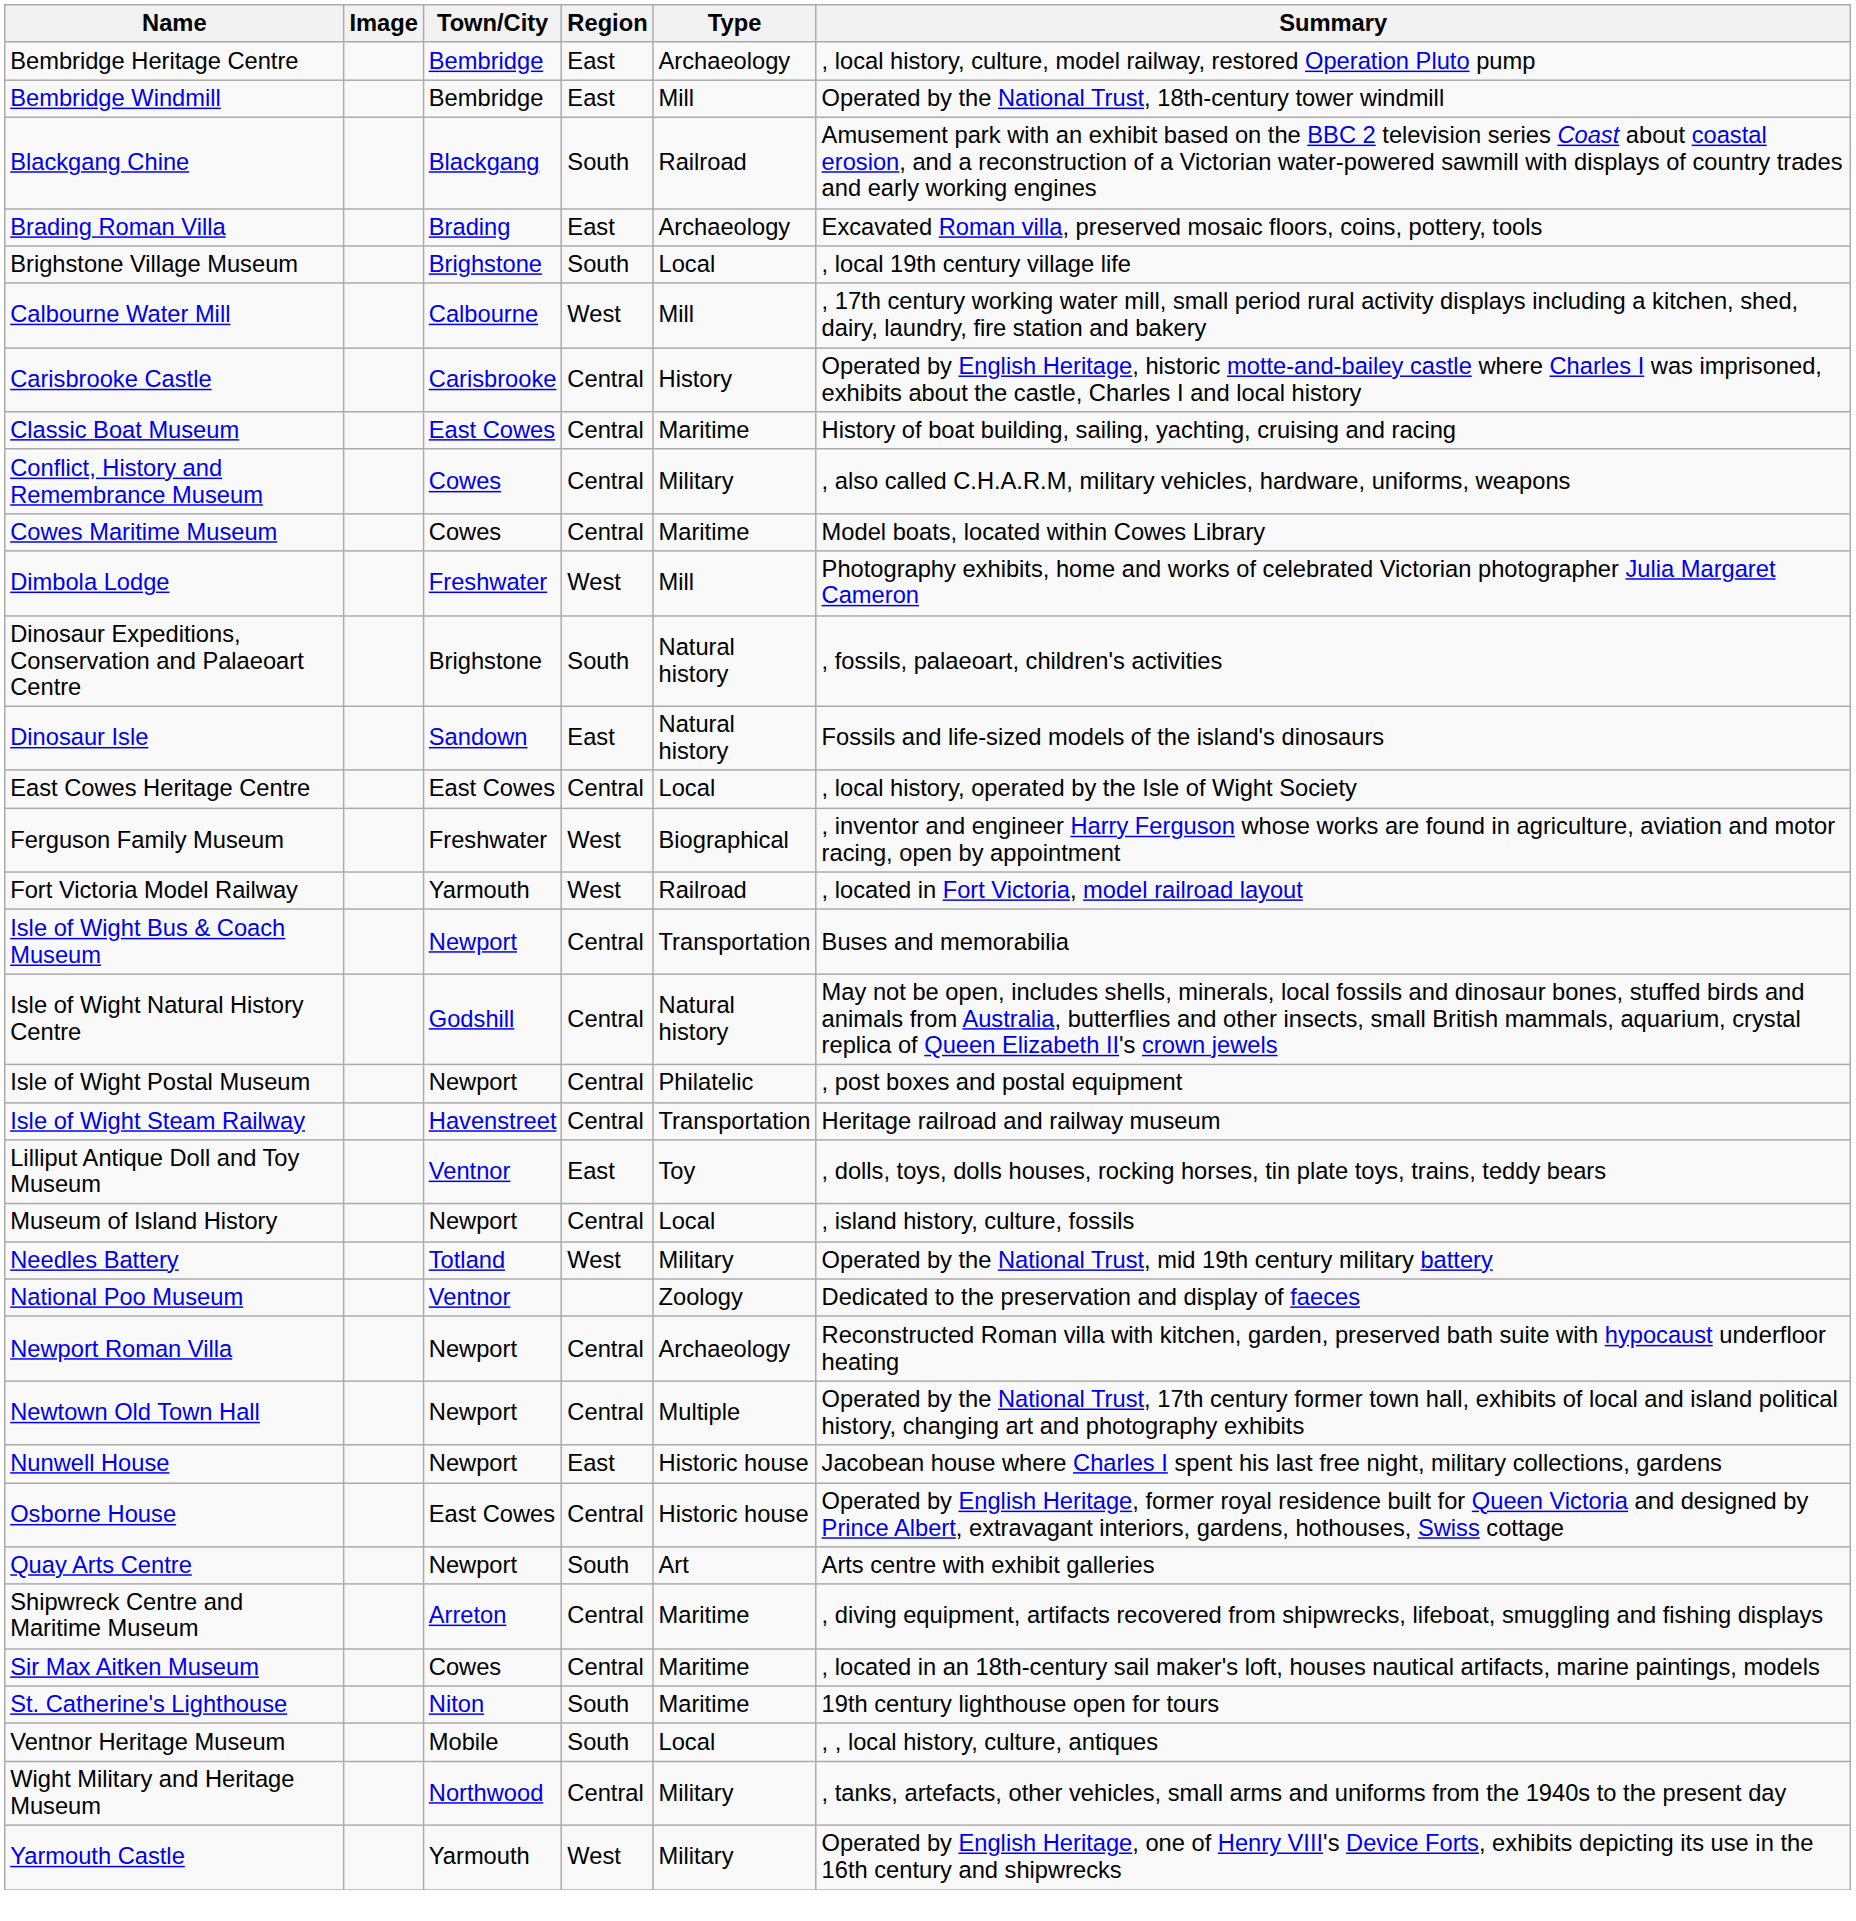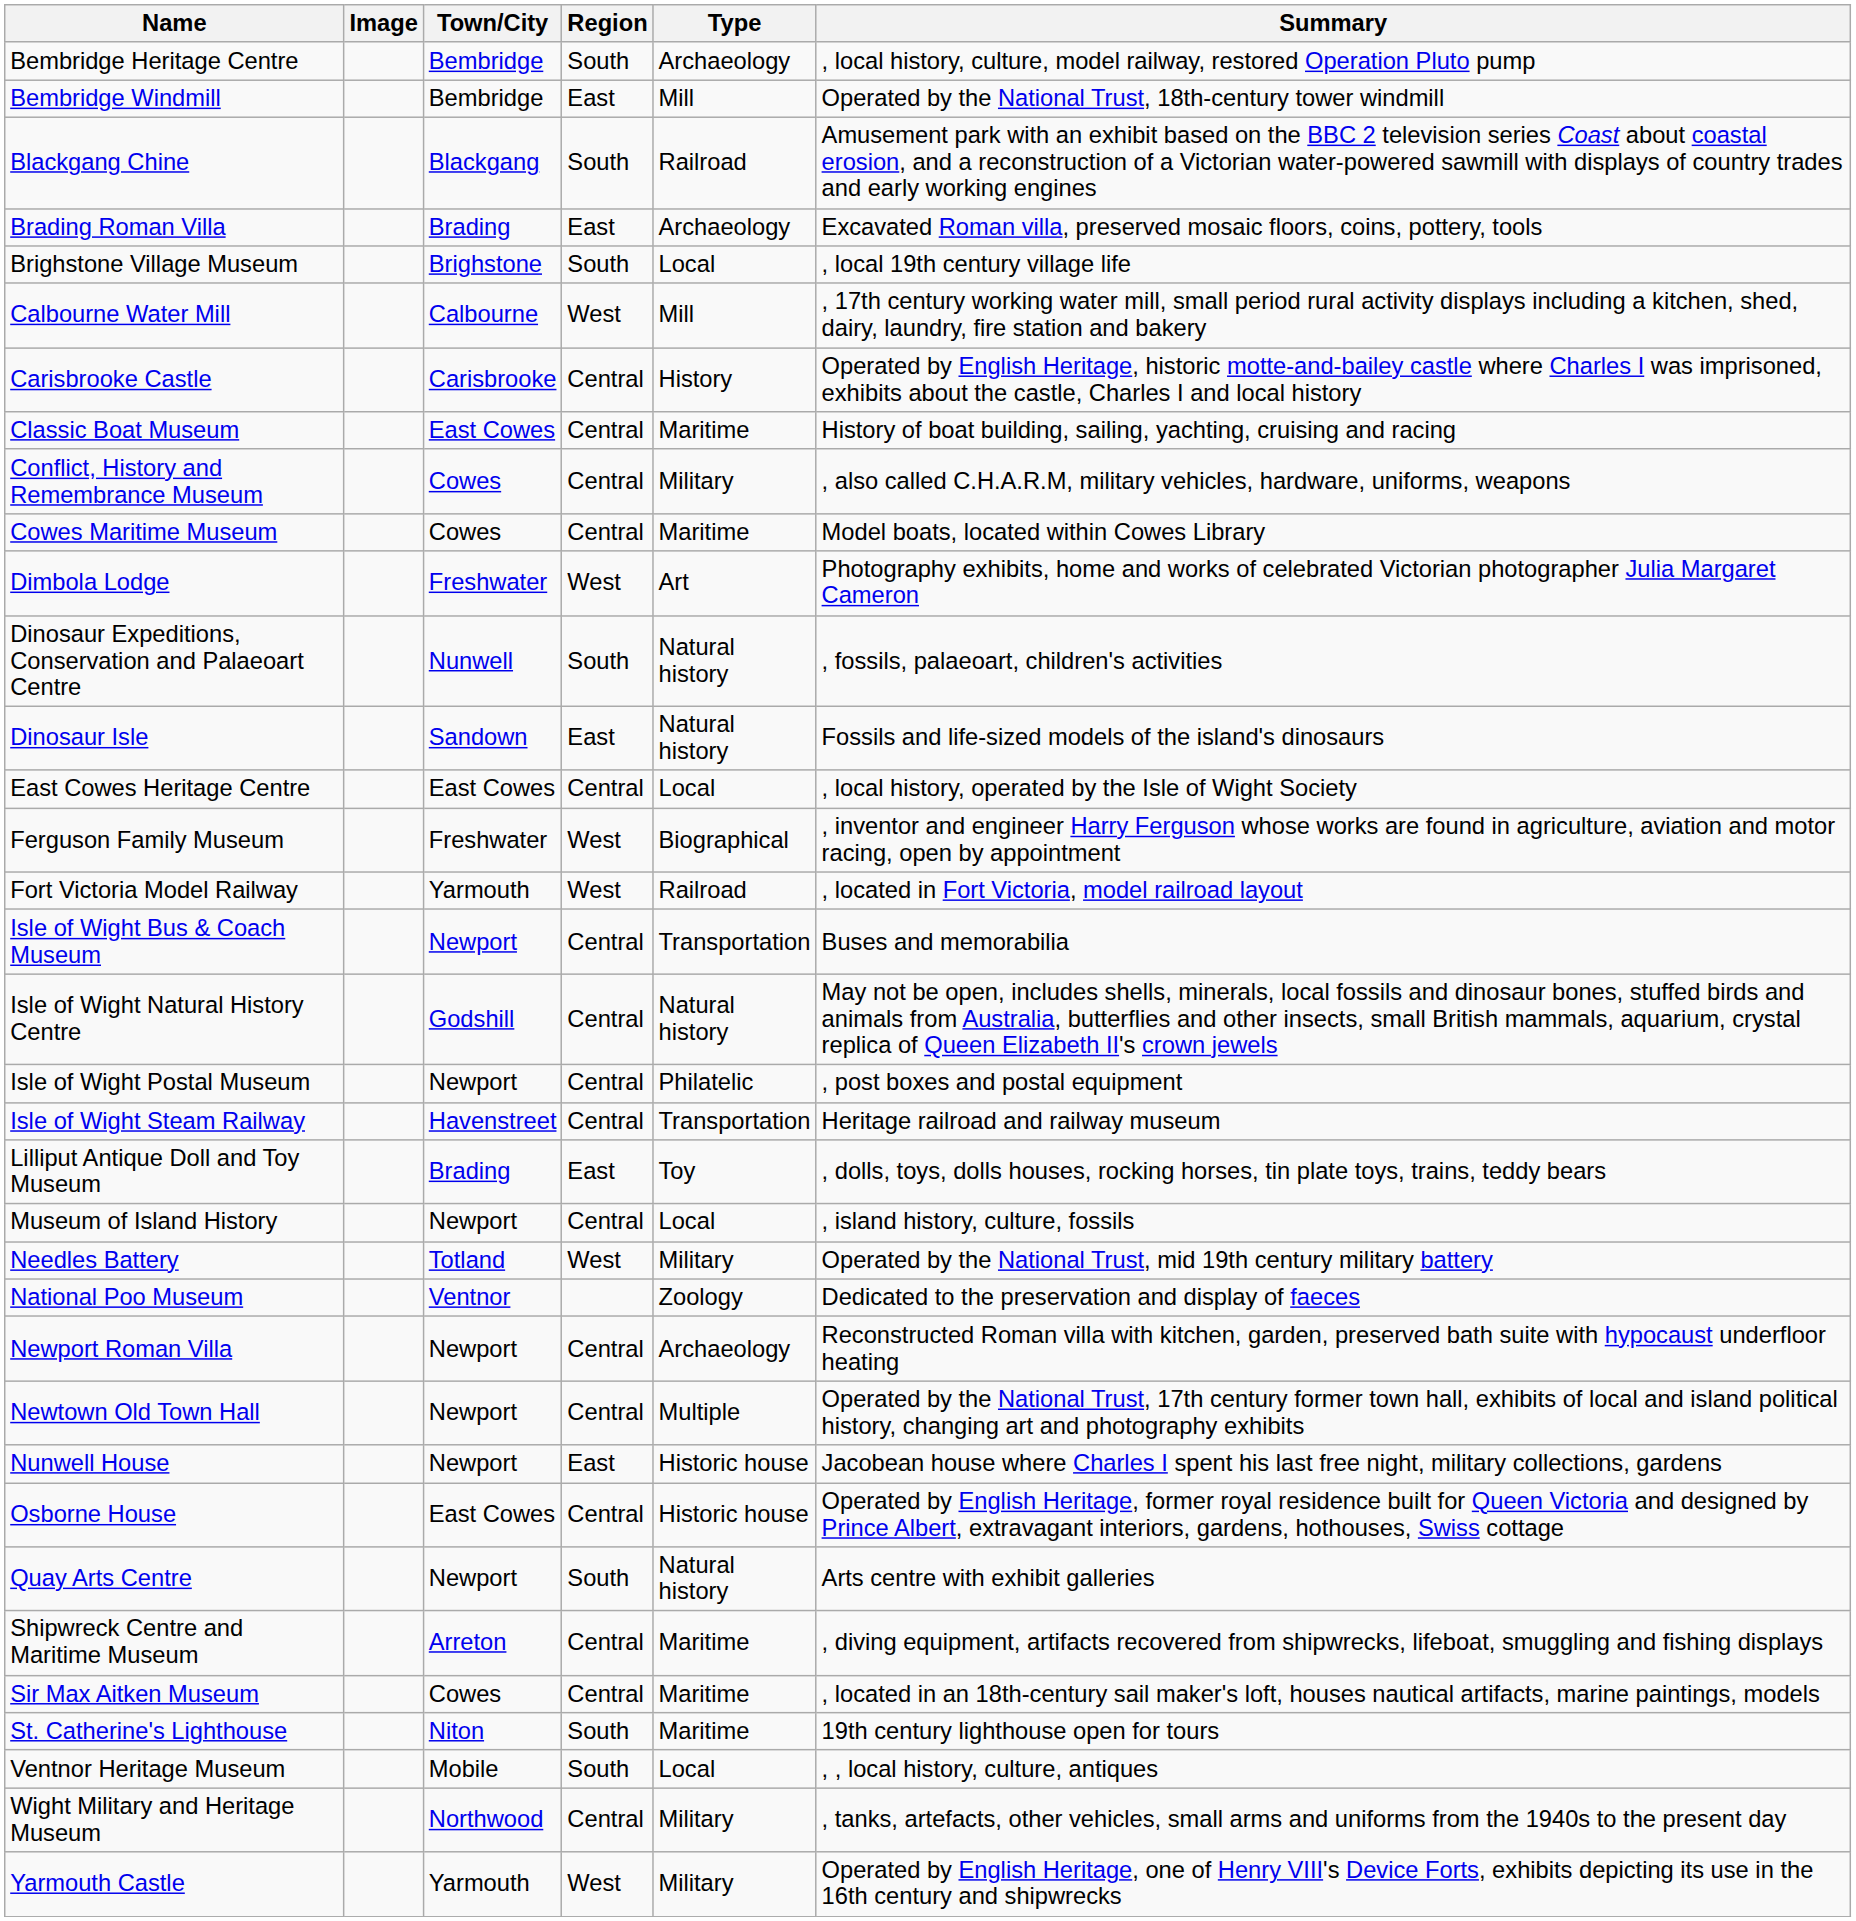(591, 60) East -> (598, 60) South
(676, 582) Mill -> (674, 582) Art
(485, 660) Brighstone -> (471, 660) Nunwell
(470, 1171) Ventnor -> (470, 1171) Brading
(674, 1565) Art -> (697, 1578) Natural history
